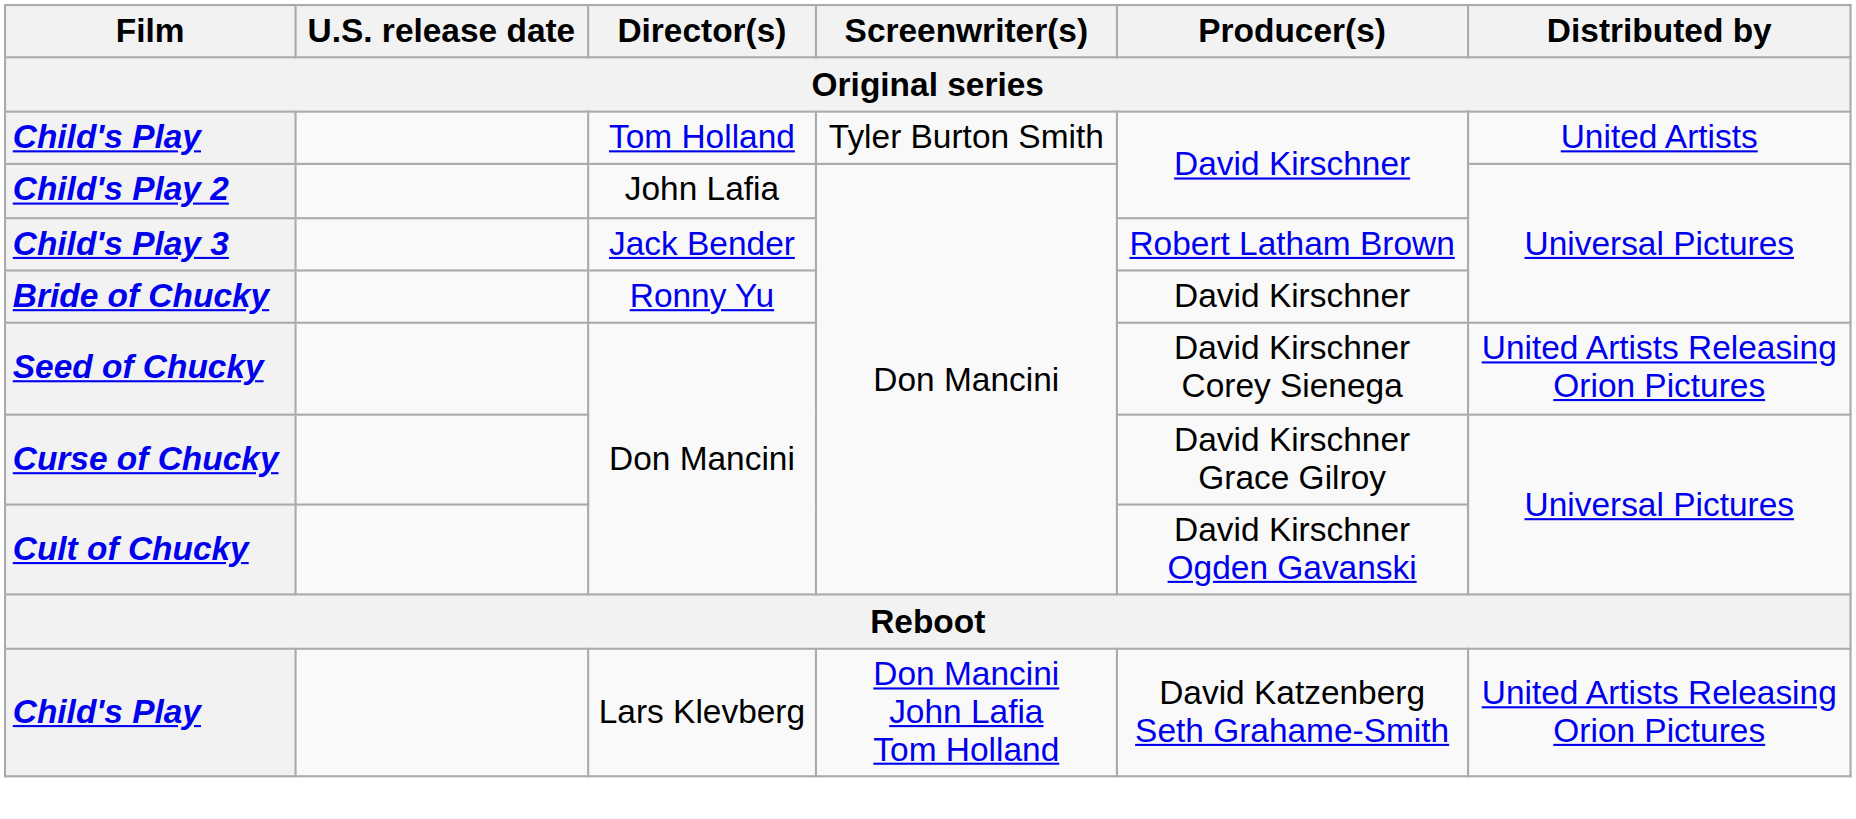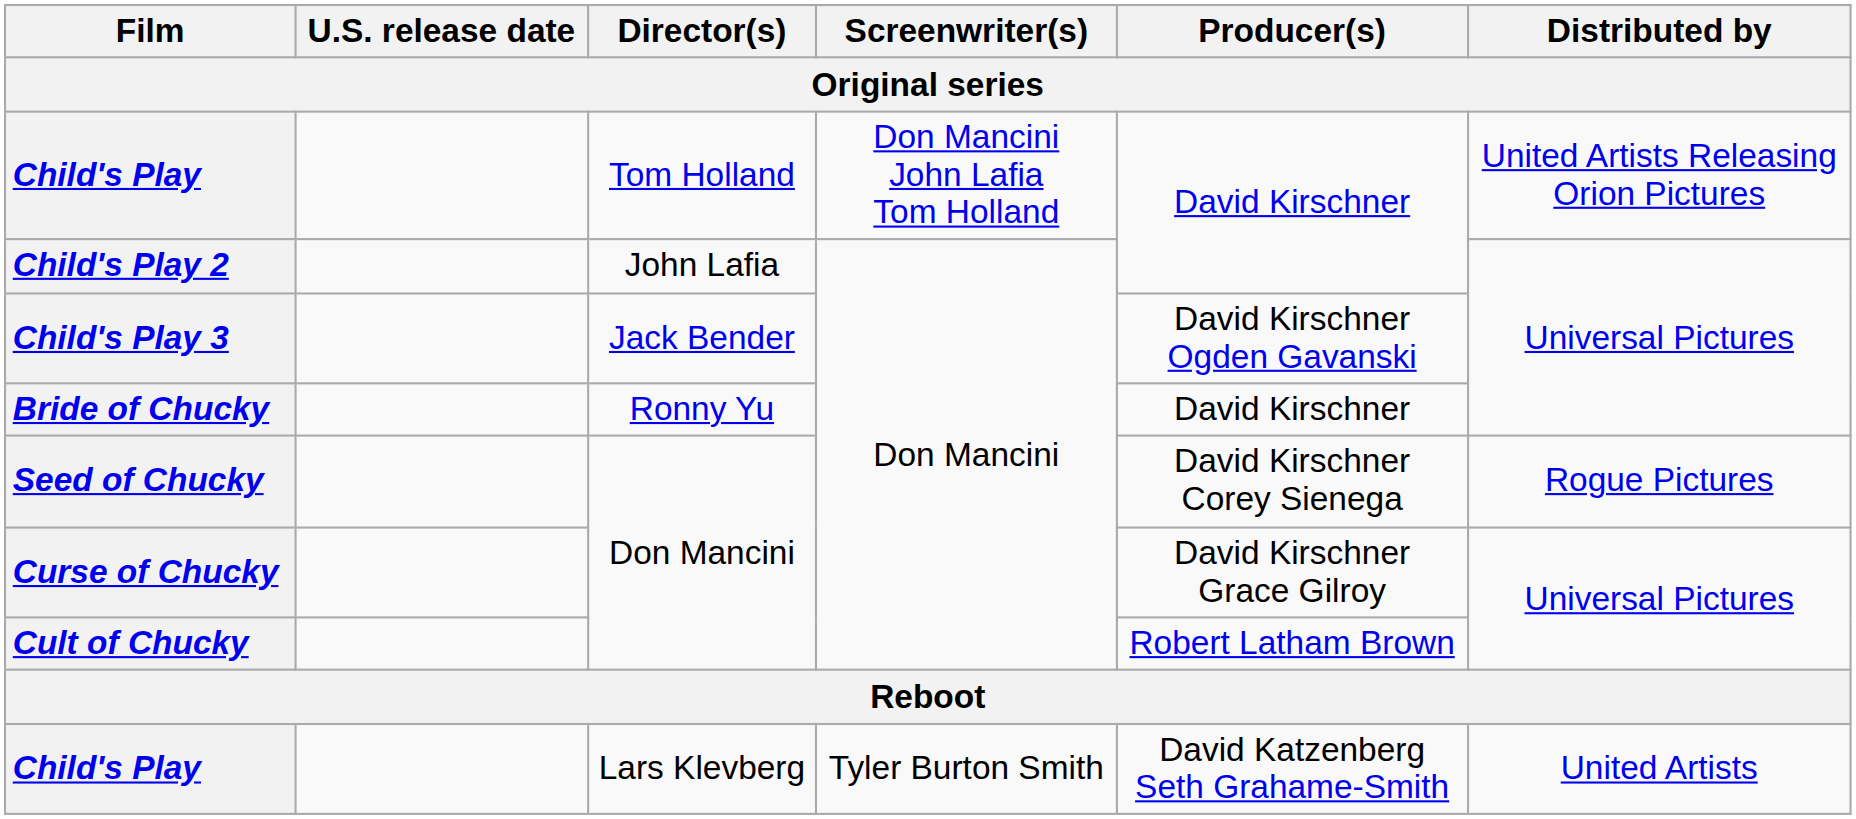(966, 137) Tyler Burton Smith -> (966, 174) Don Mancini John Lafia Tom Holland
(1659, 137) United Artists -> (1659, 174) United Artists Releasing Orion Pictures
(1292, 243) Robert Latham Brown -> (1292, 337) David Kirschner Ogden Gavanski
(1659, 368) United Artists Releasing Orion Pictures -> (1659, 480) Rogue Pictures
(1292, 549) David Kirschner Ogden Gavanski -> (1292, 643) Robert Latham Brown
(966, 711) Don Mancini John Lafia Tom Holland -> (966, 768) Tyler Burton Smith
(1659, 711) United Artists Releasing Orion Pictures -> (1659, 768) United Artists
